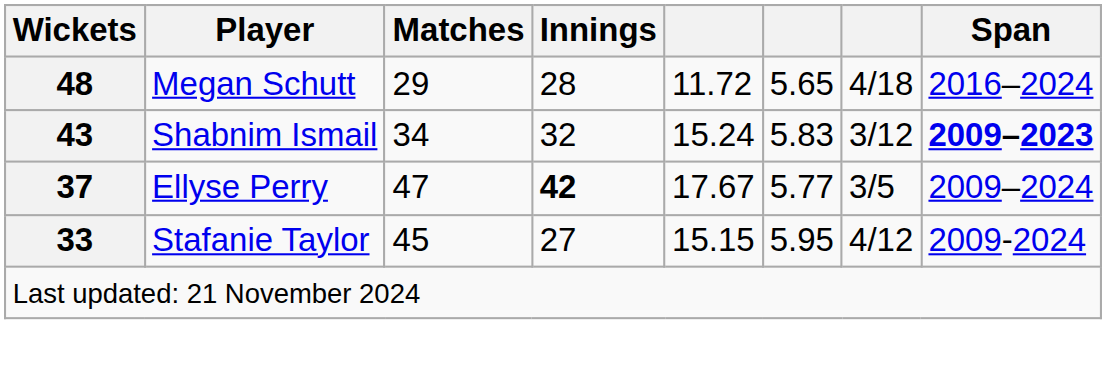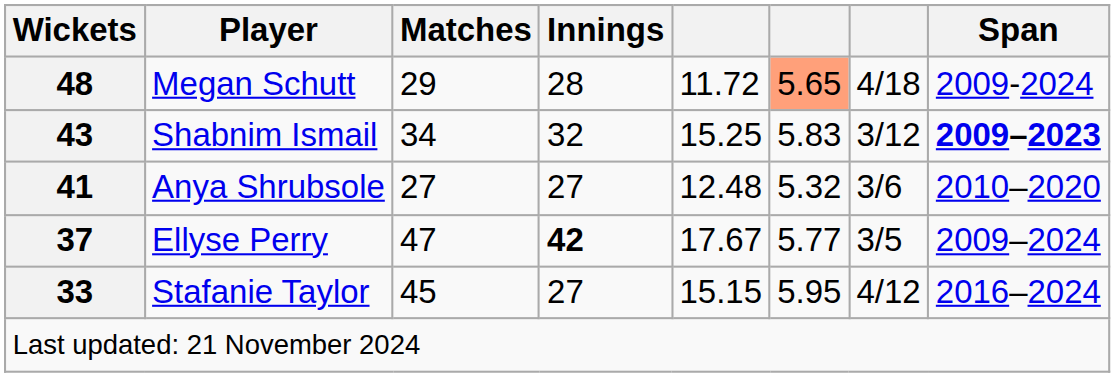(802, 82) no background -> (809, 82) lightsalmon background
(1011, 82) 2016–2024 -> (1015, 82) 2009-2024
(713, 135) 15.24 -> (721, 135) 15.25
+ row: (268, 187)
(1007, 239) 2009-2024 -> (1018, 291) 2016–2024
